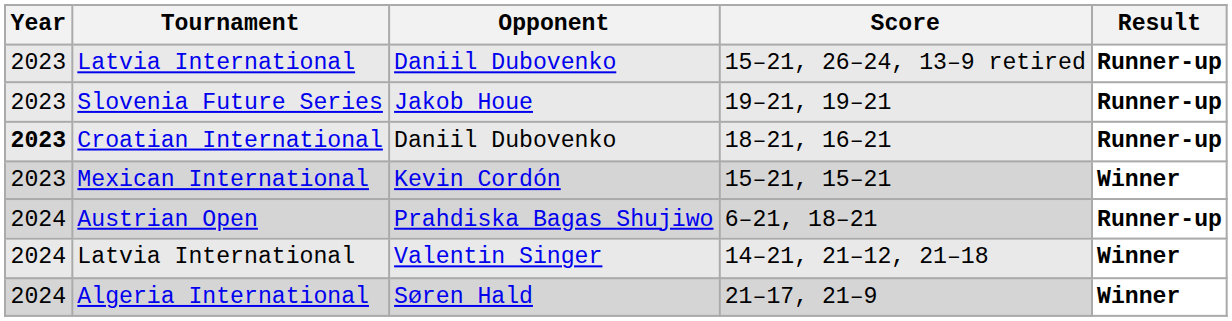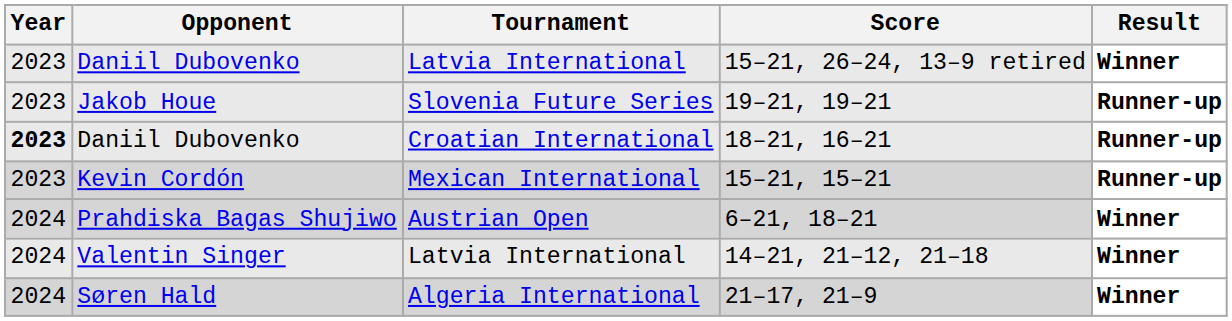columns swapped: (230, 24) <-> (554, 24)
(1159, 63) Runner-up -> (1139, 63) Winner
(1139, 180) Winner -> (1159, 180) Runner-up
(1159, 219) Runner-up -> (1139, 219) Winner
